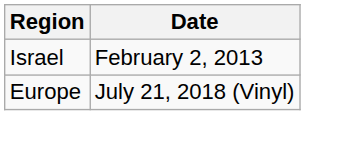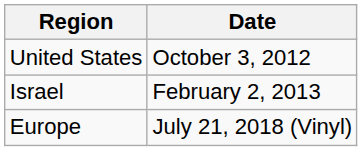+ row: (76, 57)
